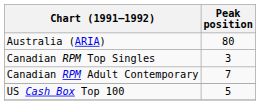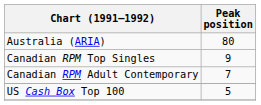(228, 58) 3 -> (228, 58) 9
